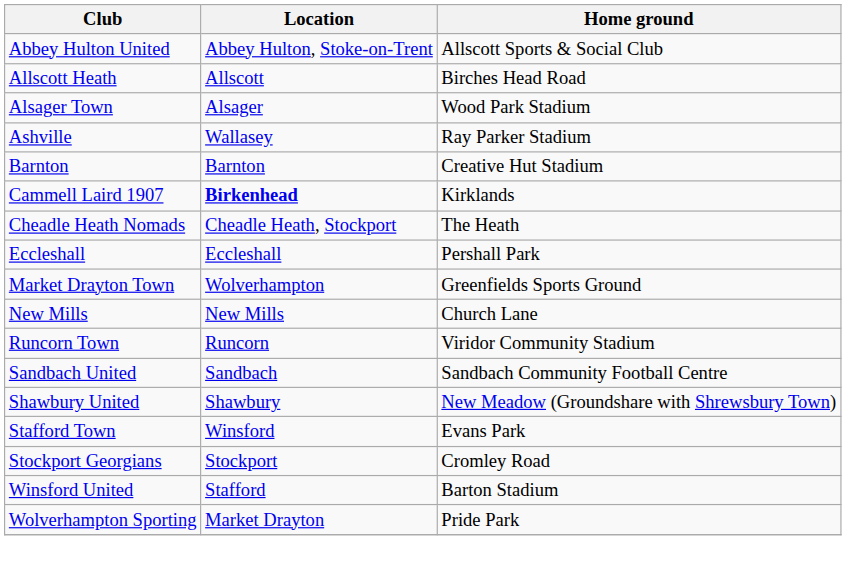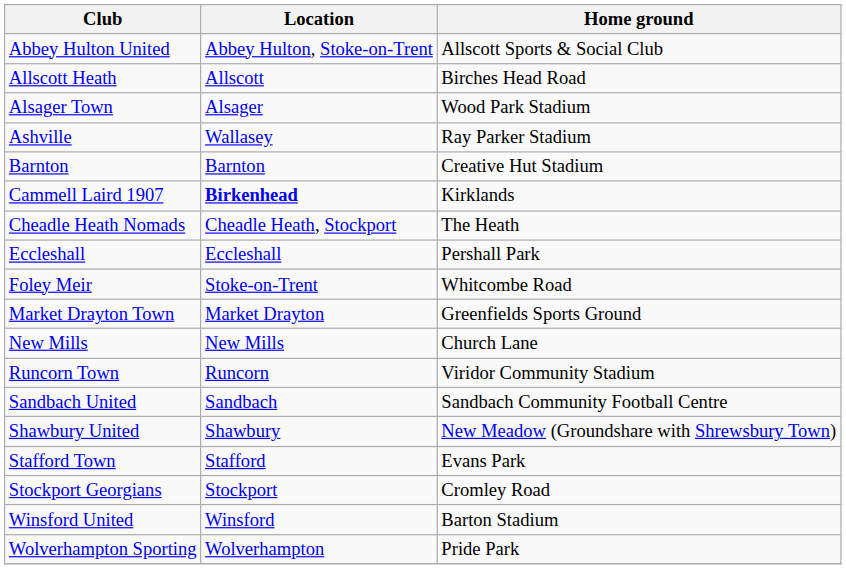+ row: (50, 284)
(265, 284) Wolverhampton -> (265, 313) Market Drayton
(240, 431) Winsford -> (235, 460) Stafford
(235, 490) Stafford -> (240, 519) Winsford
(265, 519) Market Drayton -> (265, 549) Wolverhampton
